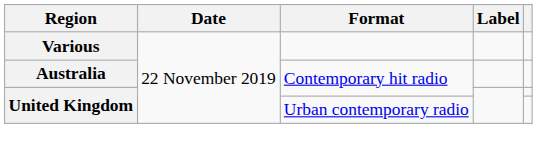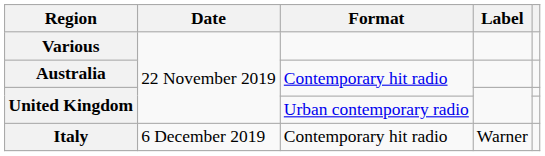+ row: (71, 137)
